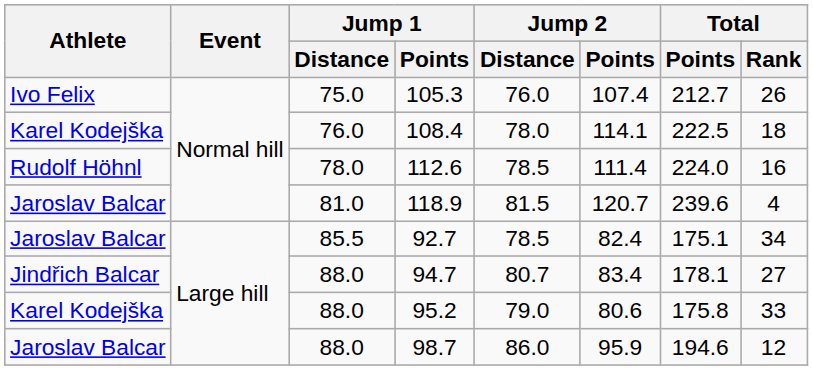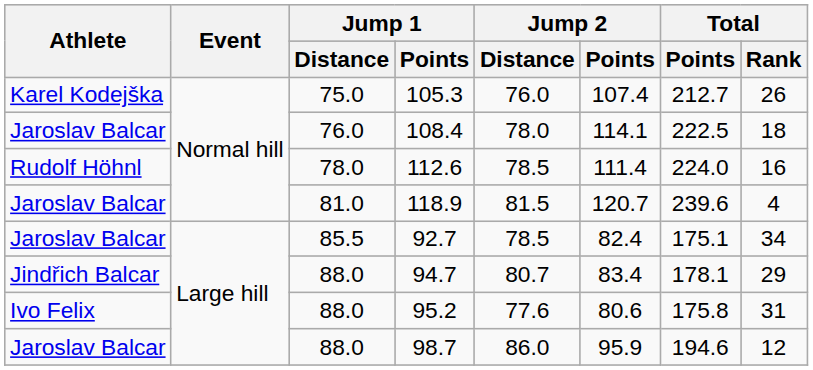(52, 95) Ivo Felix -> (87, 95) Karel Kodejška
(87, 131) Karel Kodejška -> (88, 131) Jaroslav Balcar
(774, 275) 27 -> (774, 275) 29
(87, 311) Karel Kodejška -> (52, 311) Ivo Felix
(527, 311) 79.0 -> (527, 311) 77.6
(774, 311) 33 -> (774, 311) 31
